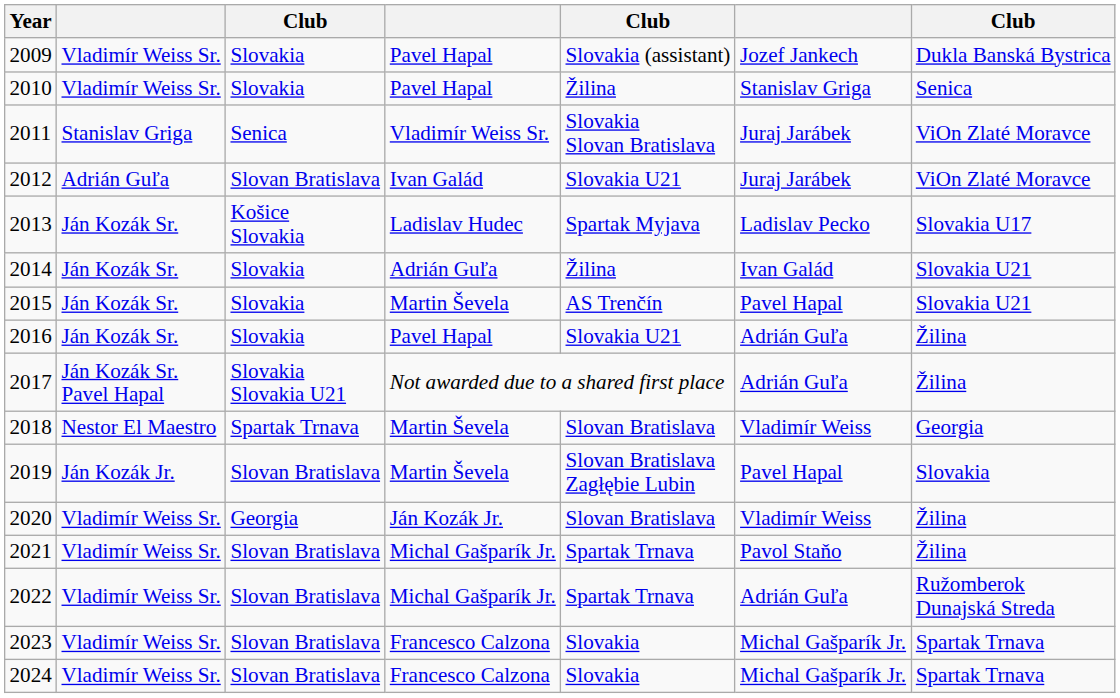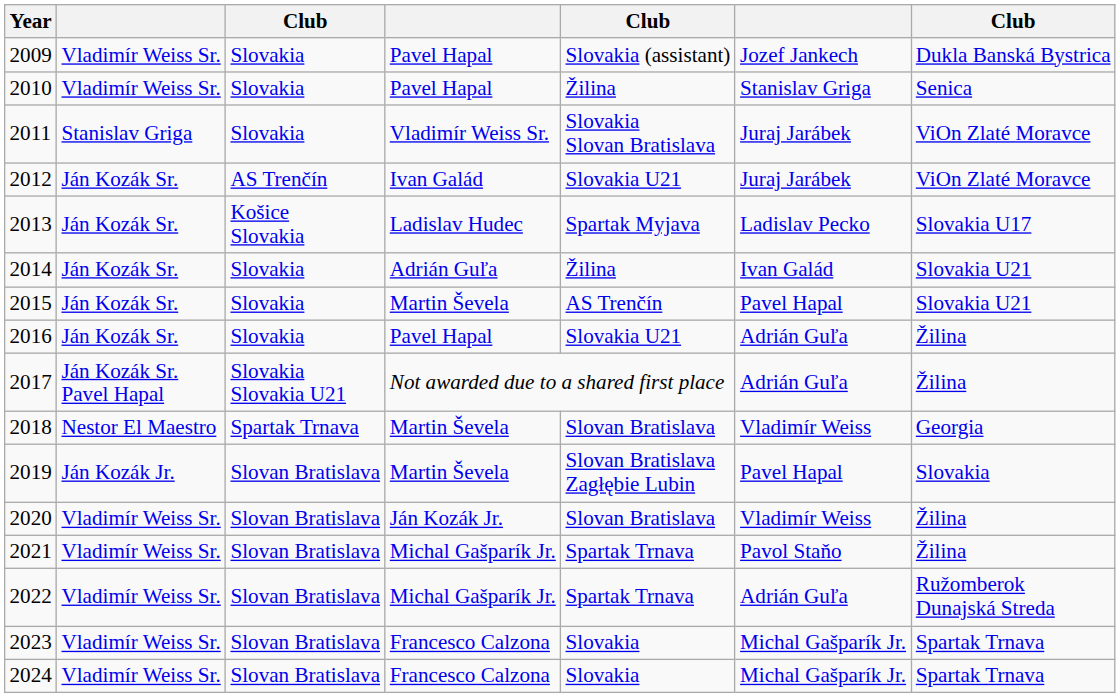(259, 133) Senica -> (267, 133) Slovakia
(115, 178) Adrián Guľa -> (120, 178) Ján Kozák Sr.
(305, 178) Slovan Bratislava -> (279, 178) AS Trenčín
(264, 518) Georgia -> (305, 518) Slovan Bratislava
